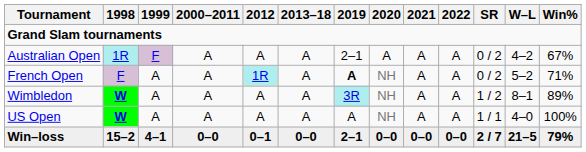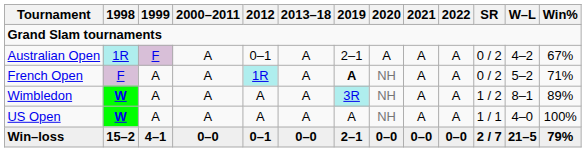(260, 55) A -> (260, 55) 0–1
